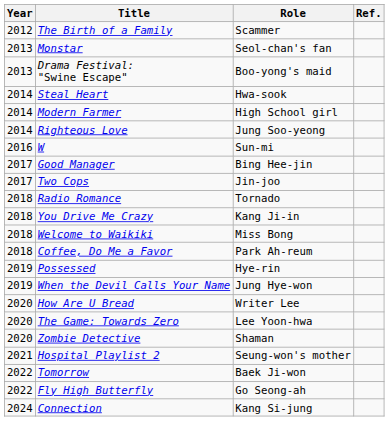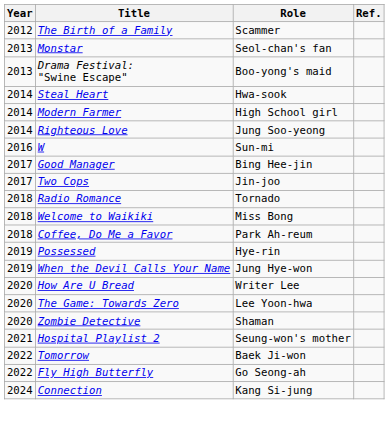- row: (95, 217)
